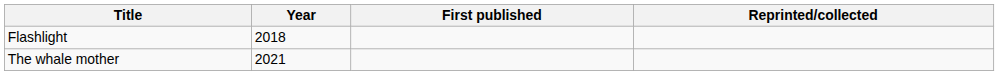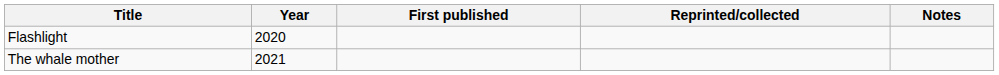+ column: (942, 15)
(270, 37) 2018 -> (270, 37) 2020
